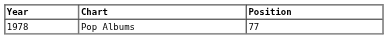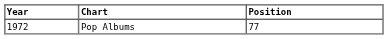(18, 26) 1978 -> (18, 26) 1972
